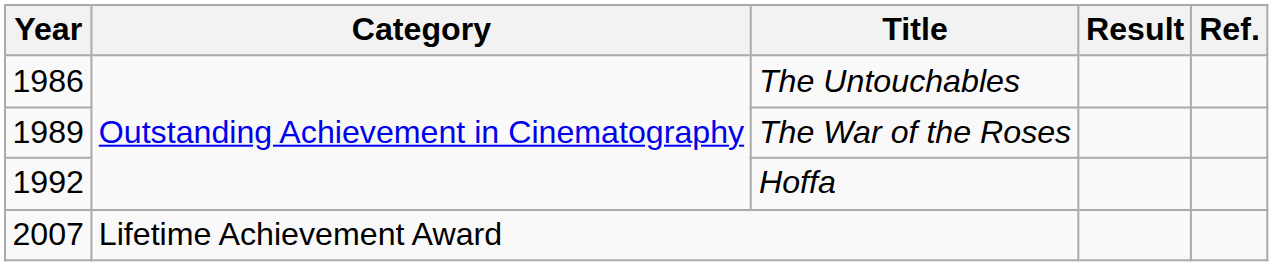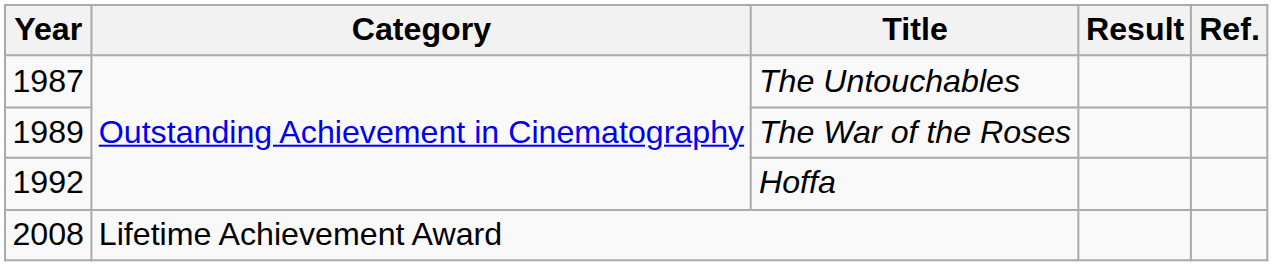(48, 81) 1986 -> (48, 81) 1987
(48, 234) 2007 -> (48, 234) 2008
